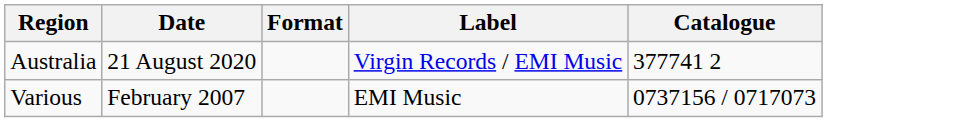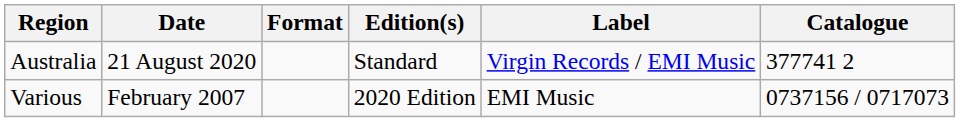+ column: (415, 23)
